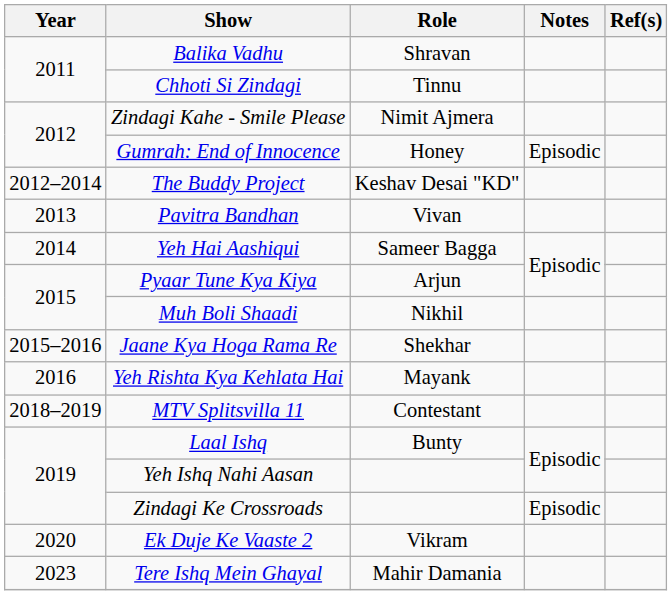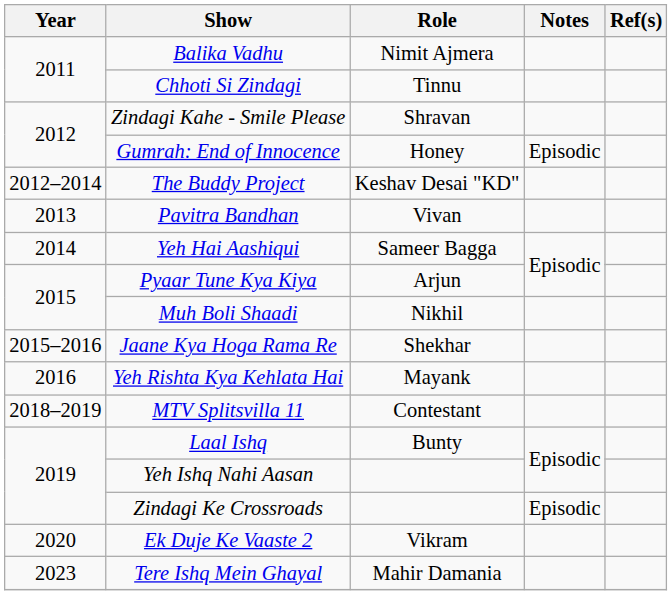(437, 53) Shravan -> (437, 53) Nimit Ajmera
(437, 118) Nimit Ajmera -> (437, 118) Shravan
